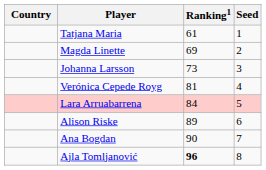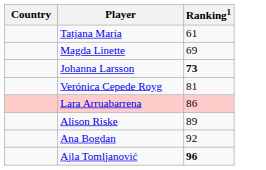- column: (247, 14)
(192, 68) normal -> (192, 68) bold
(192, 103) 84 -> (192, 103) 86
(192, 138) 90 -> (192, 138) 92
